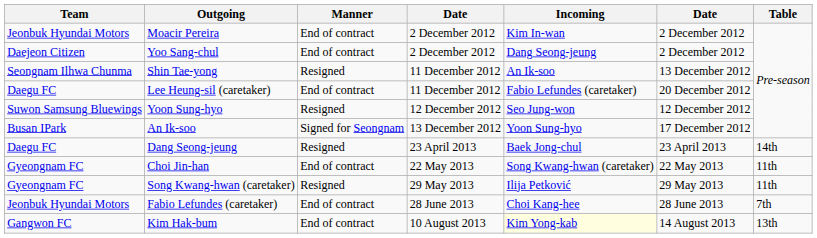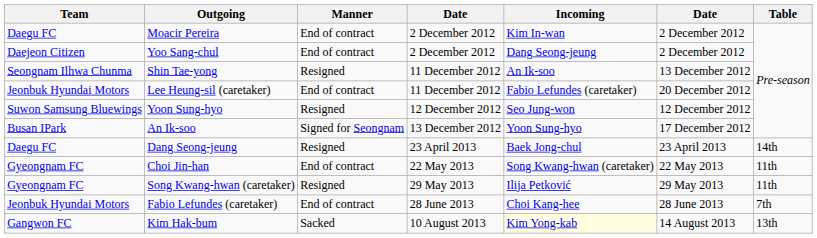(68, 33) Jeonbuk Hyundai Motors -> (32, 33) Daegu FC
(32, 90) Daegu FC -> (68, 90) Jeonbuk Hyundai Motors
(337, 223) End of contract -> (317, 223) Sacked
